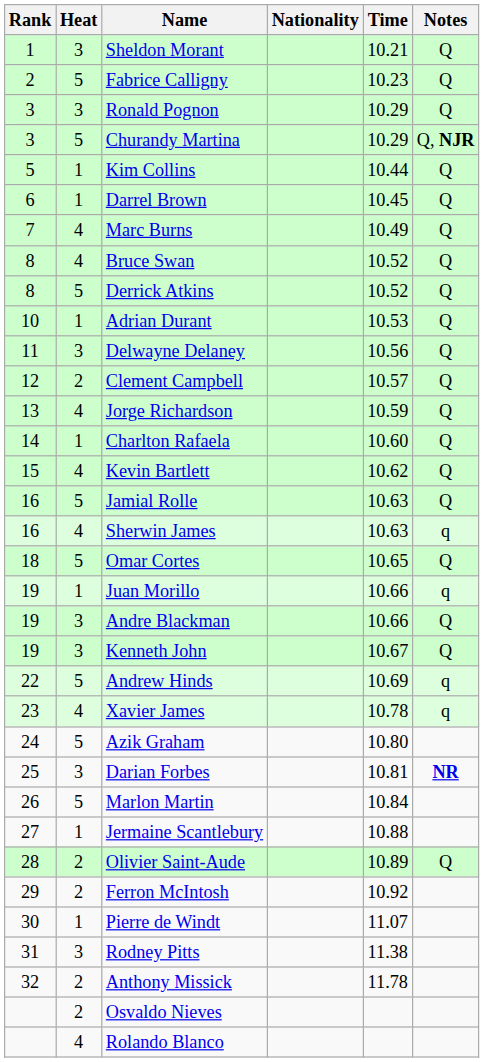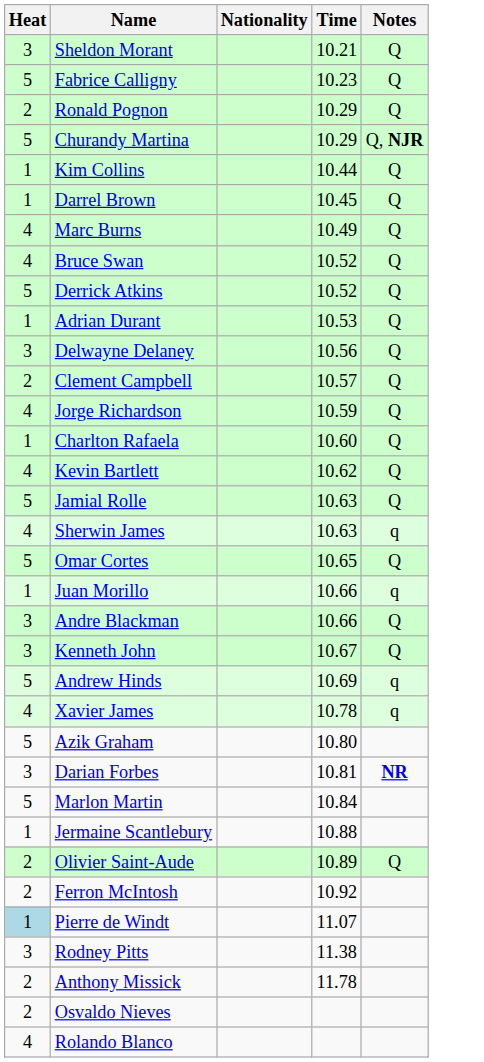- column: (30, 19)
(79, 109) 3 -> (28, 109) 2
(79, 921) no background -> (28, 921) lightblue background
